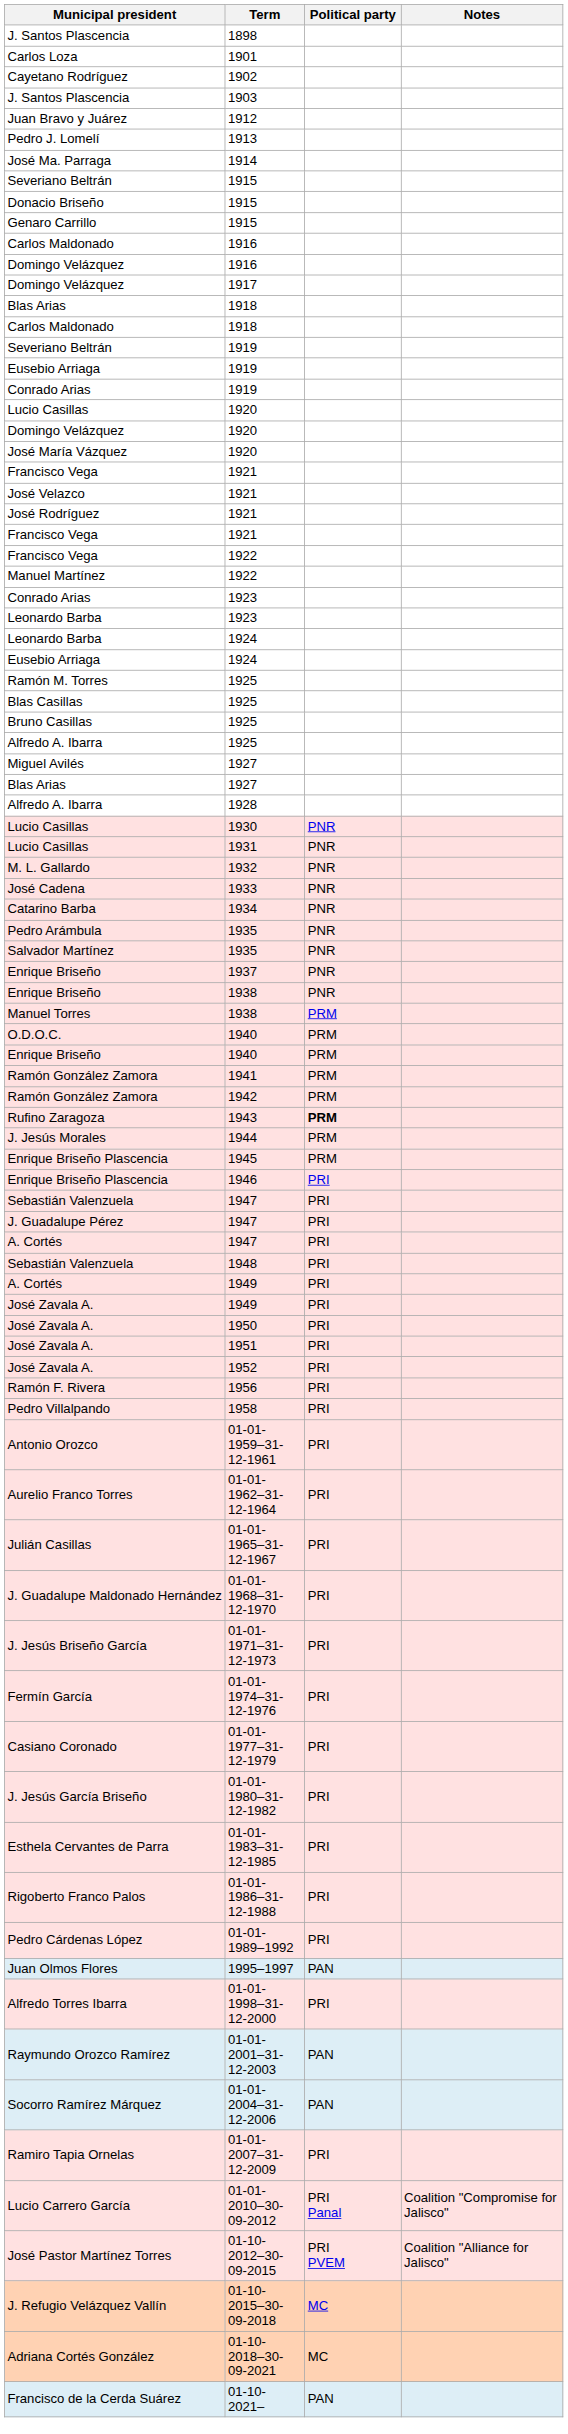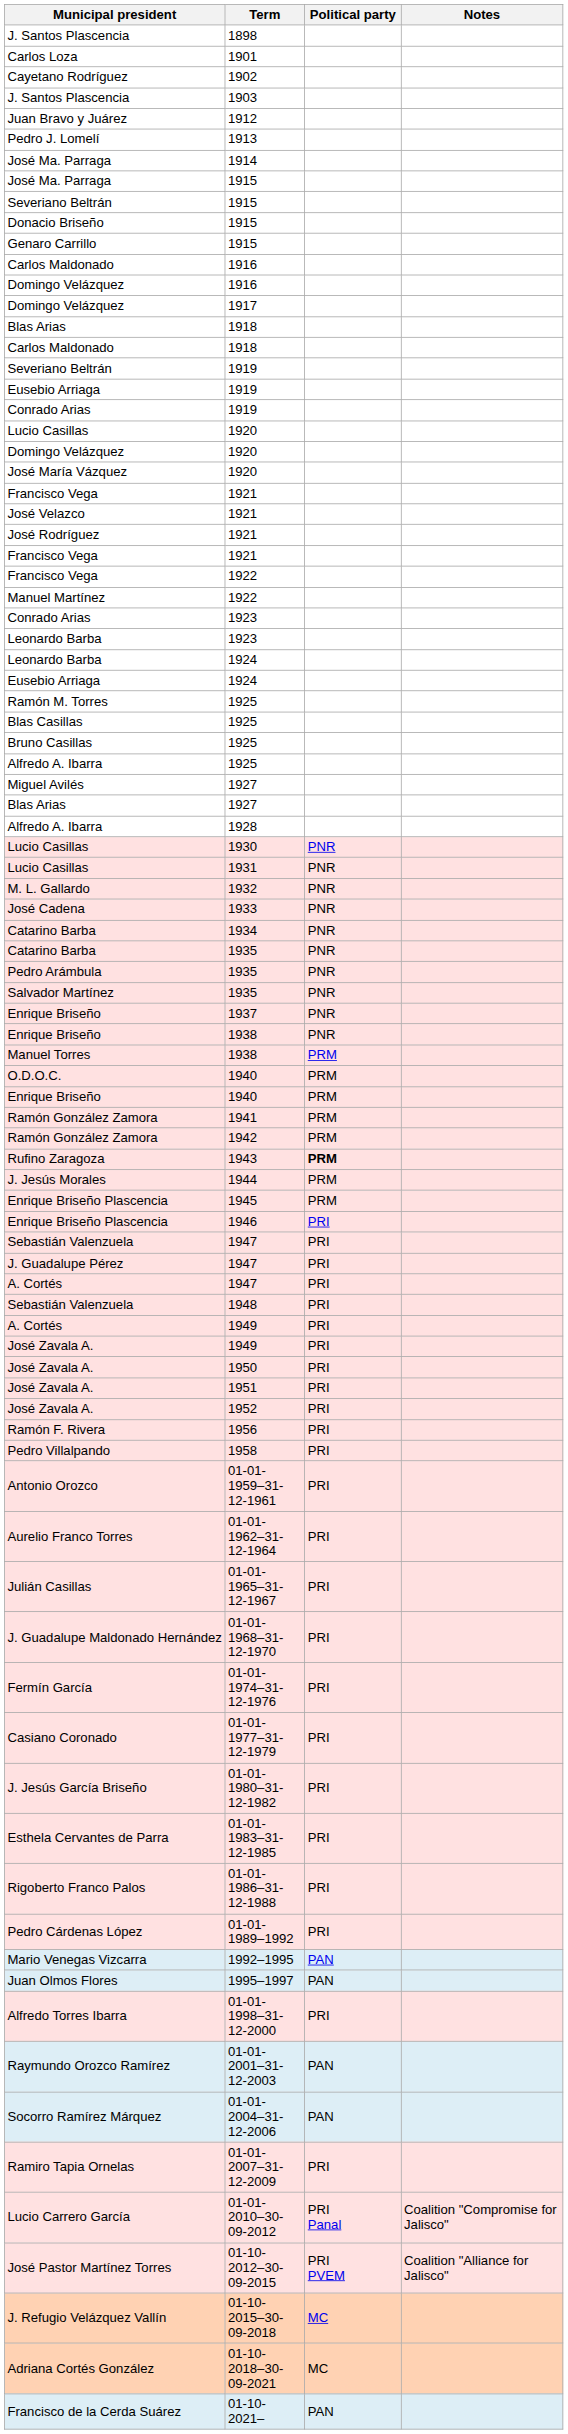+ row: (59, 181)
+ row: (52, 951)
- row: (77, 1645)
+ row: (77, 1959)
